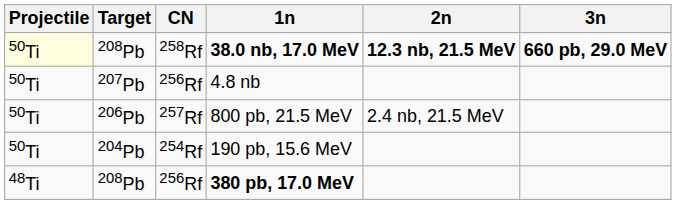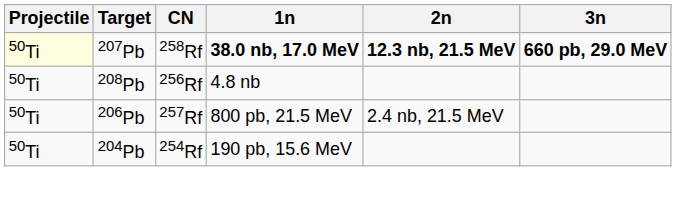(121, 49) 208Pb -> (121, 49) 207Pb
(121, 82) 207Pb -> (121, 82) 208Pb
- row: (282, 182)
